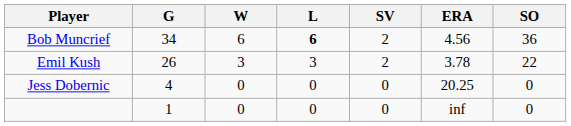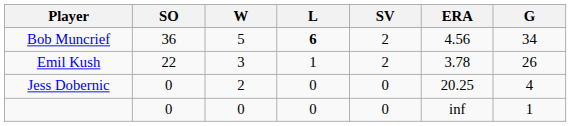columns swapped: (169, 16) <-> (529, 16)
(241, 39) 6 -> (241, 39) 5
(313, 62) 3 -> (313, 62) 1
(241, 86) 0 -> (241, 86) 2
